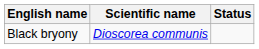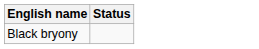- column: (151, 14)
